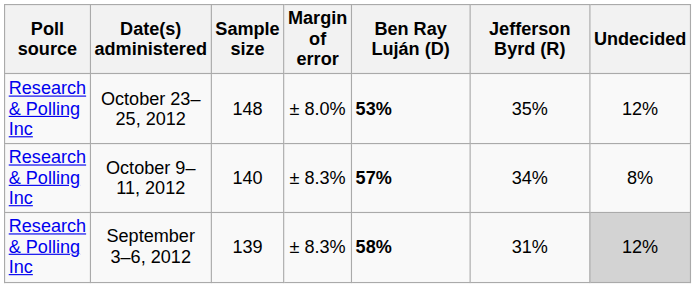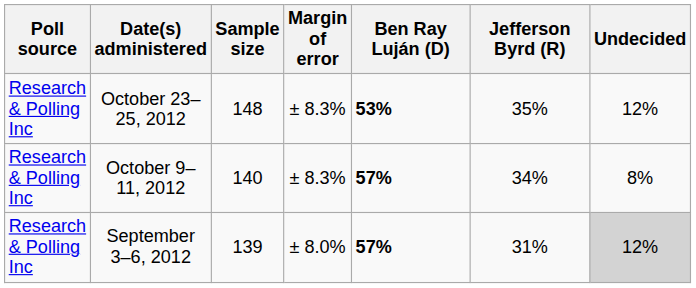(318, 108) ± 8.0% -> (318, 108) ± 8.3%
(318, 247) ± 8.3% -> (318, 247) ± 8.0%
(374, 247) 58% -> (374, 247) 57%
